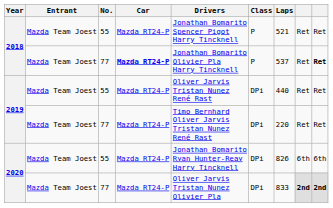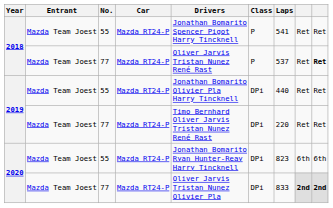(282, 31) 521 -> (282, 31) 541
(143, 61) bold -> (143, 61) normal
(210, 61) Jonathan Bomarito Olivier Pla Harry Tincknell -> (201, 61) Oliver Jarvis Tristan Nunez René Rast
(201, 90) Oliver Jarvis Tristan Nunez René Rast -> (210, 90) Jonathan Bomarito Olivier Pla Harry Tincknell
(282, 158) 826 -> (282, 158) 823
